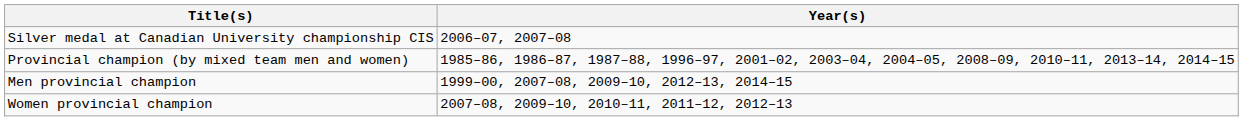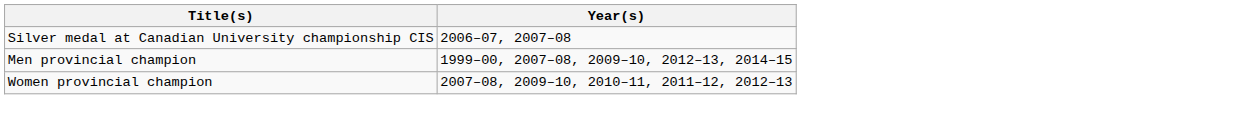- row: (208, 60)
